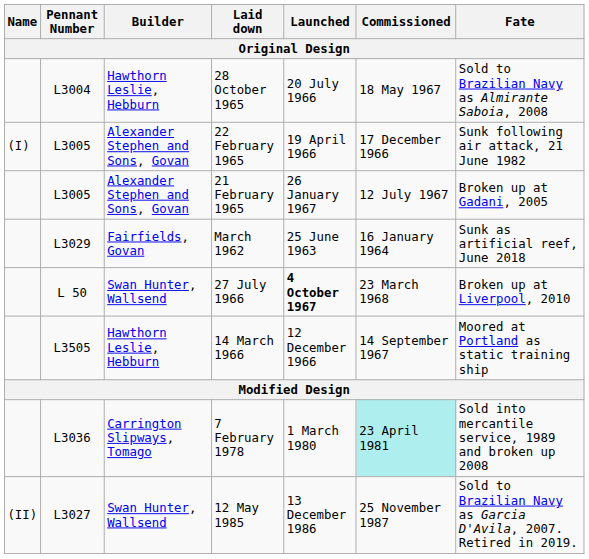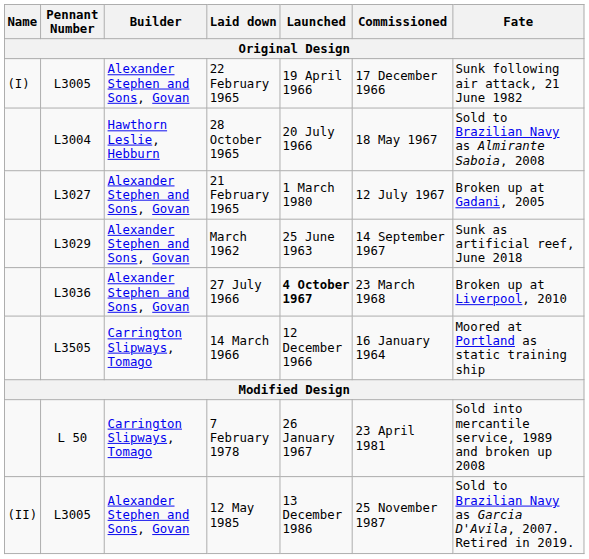rows swapped: (240, 90) <-> (244, 146)
(72, 195) L3005 -> (72, 195) L3027
(313, 195) 26 January 1967 -> (309, 195) 1 March 1980
(148, 243) Fairfields, Govan -> (149, 243) Alexander Stephen and Sons, Govan
(396, 243) 16 January 1964 -> (400, 243) 14 September 1967
(72, 292) L 50 -> (72, 292) L3036
(152, 292) Swan Hunter, Wallsend -> (149, 292) Alexander Stephen and Sons, Govan
(137, 348) Hawthorn Leslie, Hebburn -> (145, 348) Carrington Slipways, Tomago
(404, 348) 14 September 1967 -> (393, 348) 16 January 1964
(72, 438) L3036 -> (72, 438) L 50
(313, 438) 1 March 1980 -> (309, 438) 26 January 1967
(389, 438) paleturquoise background -> (385, 438) no background
(72, 515) L3027 -> (72, 515) L3005
(152, 515) Swan Hunter, Wallsend -> (149, 515) Alexander Stephen and Sons, Govan
